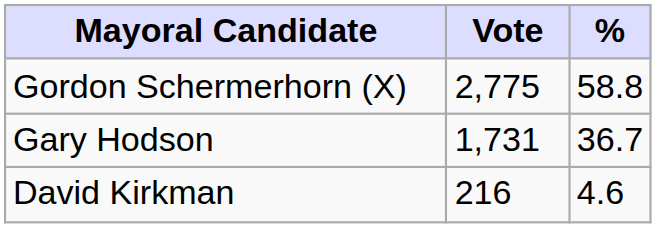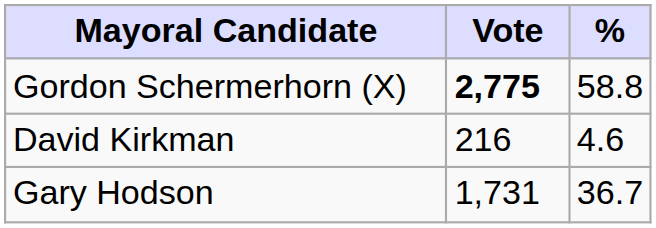(497, 85) normal -> (497, 85) bold
rows swapped: (113, 139) <-> (124, 193)
